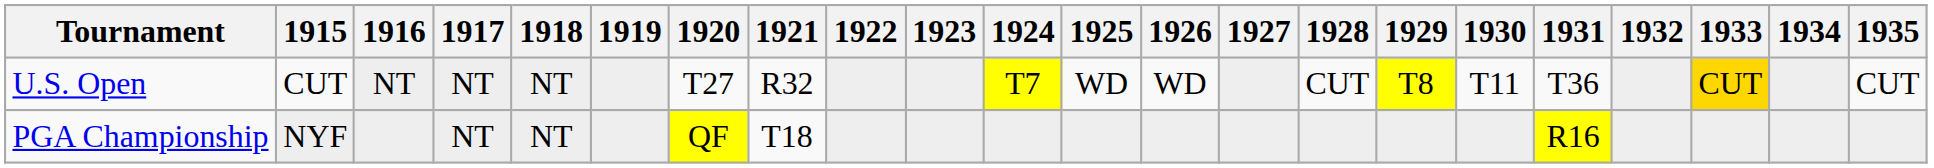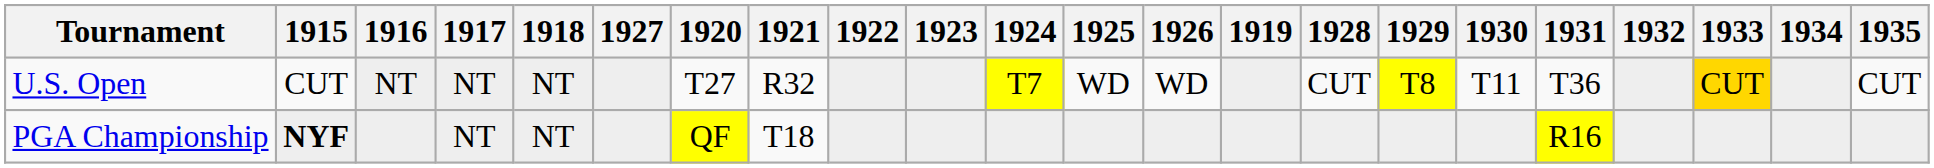columns swapped: (630, 31) <-> (1259, 31)
(315, 136) normal -> (316, 136) bold
